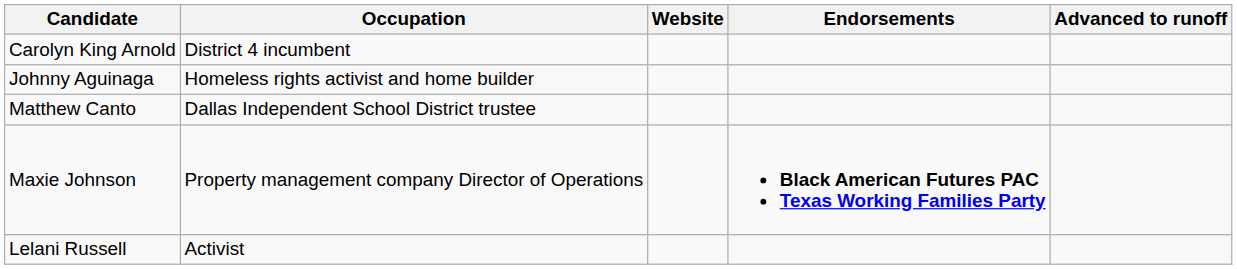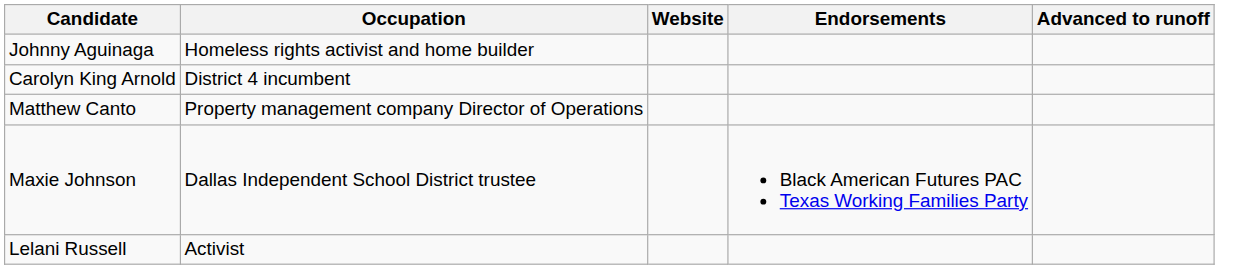rows swapped: (81, 79) <-> (92, 49)
(360, 109) Dallas Independent School District trustee -> (414, 109) Property management company Director of Operations
(414, 179) Property management company Director of Operations -> (360, 179) Dallas Independent School District trustee
(889, 190) bold -> (880, 190) normal
